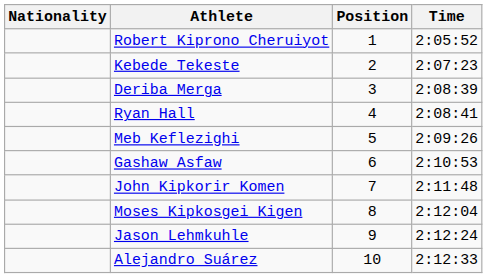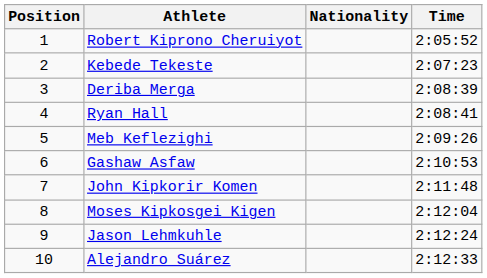columns swapped: (372, 17) <-> (57, 17)
